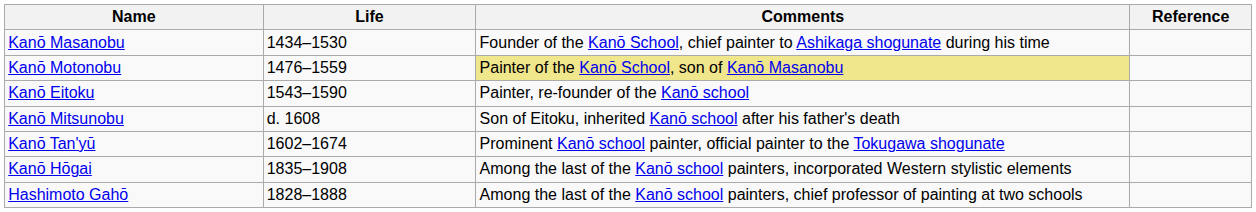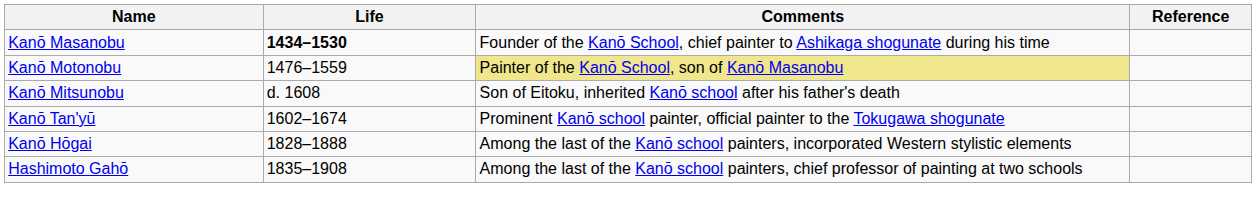(307, 42) normal -> (307, 42) bold
- row: (51, 93)
(307, 169) 1835–1908 -> (307, 144) 1828–1888
(307, 194) 1828–1888 -> (307, 169) 1835–1908
